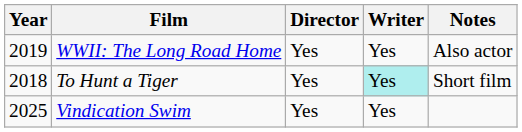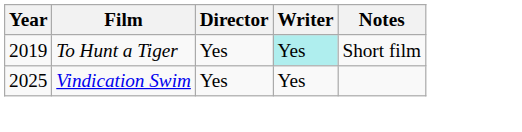- row: (169, 50)
(28, 80) 2018 -> (28, 50) 2019
